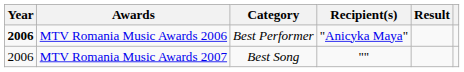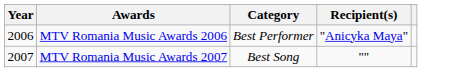- column: (432, 14)
(21, 35) bold -> (21, 35) normal
(21, 56) 2006 -> (21, 56) 2007
